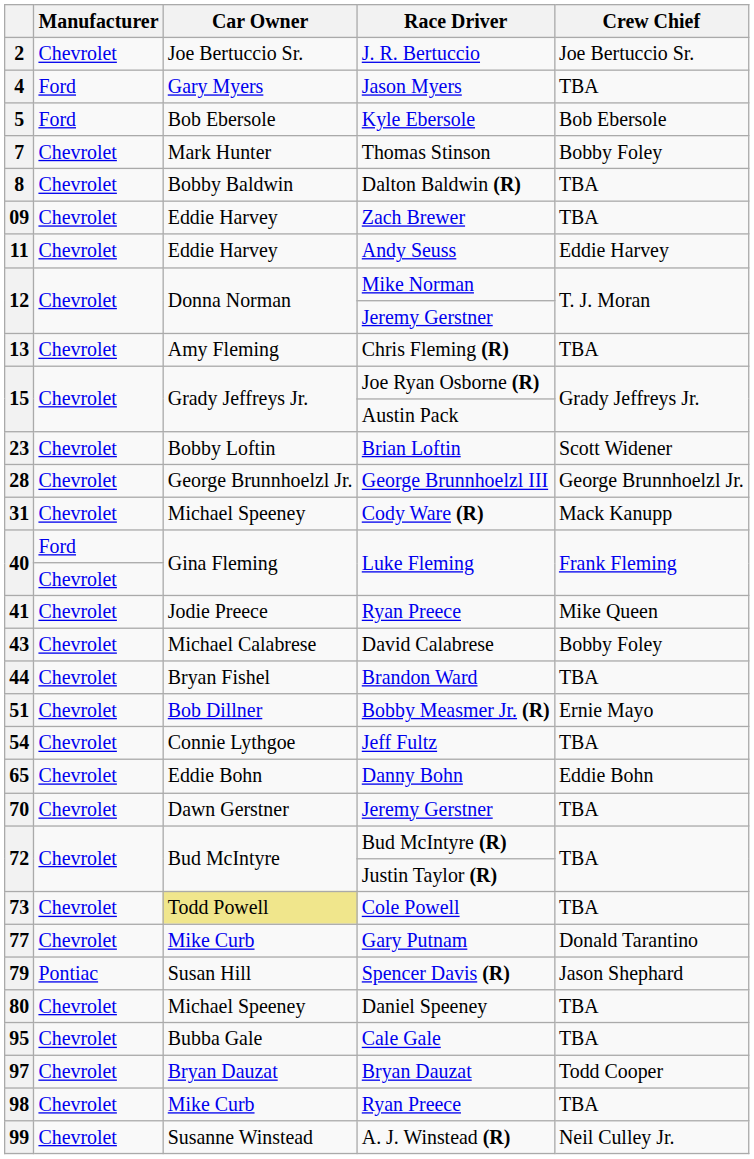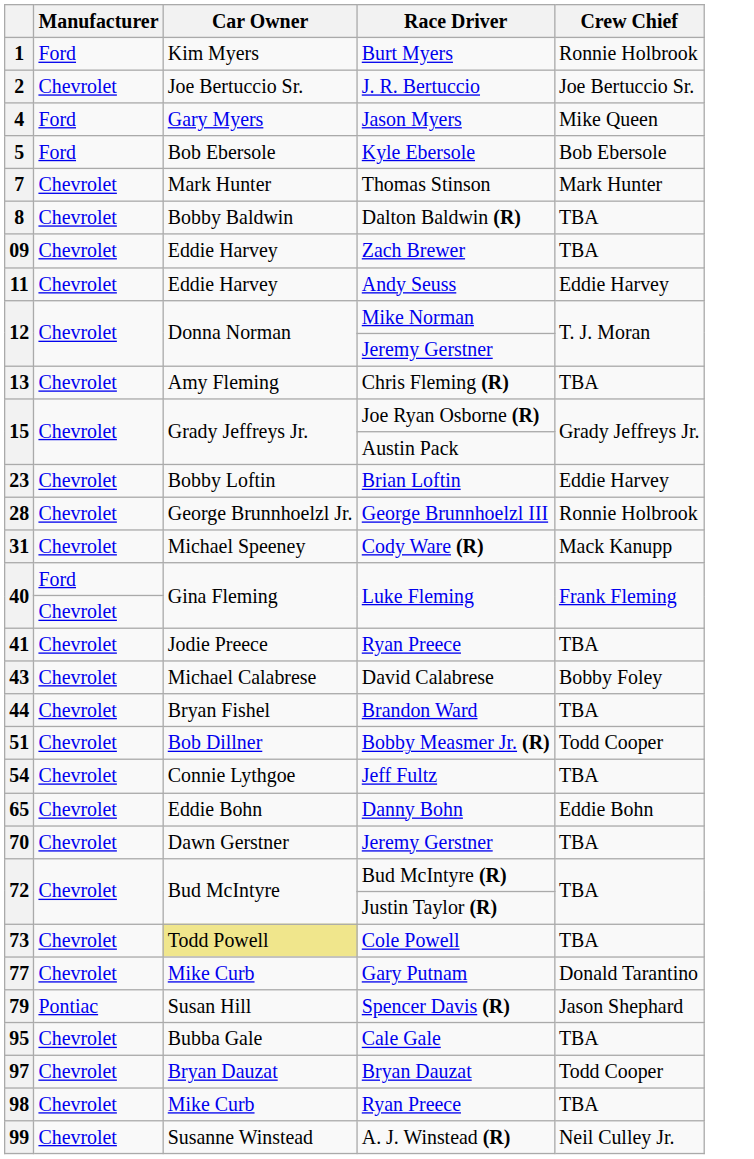+ row: (19, 53)
(579, 86) TBA -> (608, 119) Mike Queen
(611, 152) Bobby Foley -> (611, 185) Mark Hunter
(616, 447) Scott Widener -> (614, 480) Eddie Harvey
(651, 480) George Brunnhoelzl Jr. -> (628, 513) Ronnie Holbrook
(608, 612) Mike Queen -> (579, 644) TBA
(606, 710) Ernie Mayo -> (611, 743) Todd Cooper
- row: (19, 1006)
